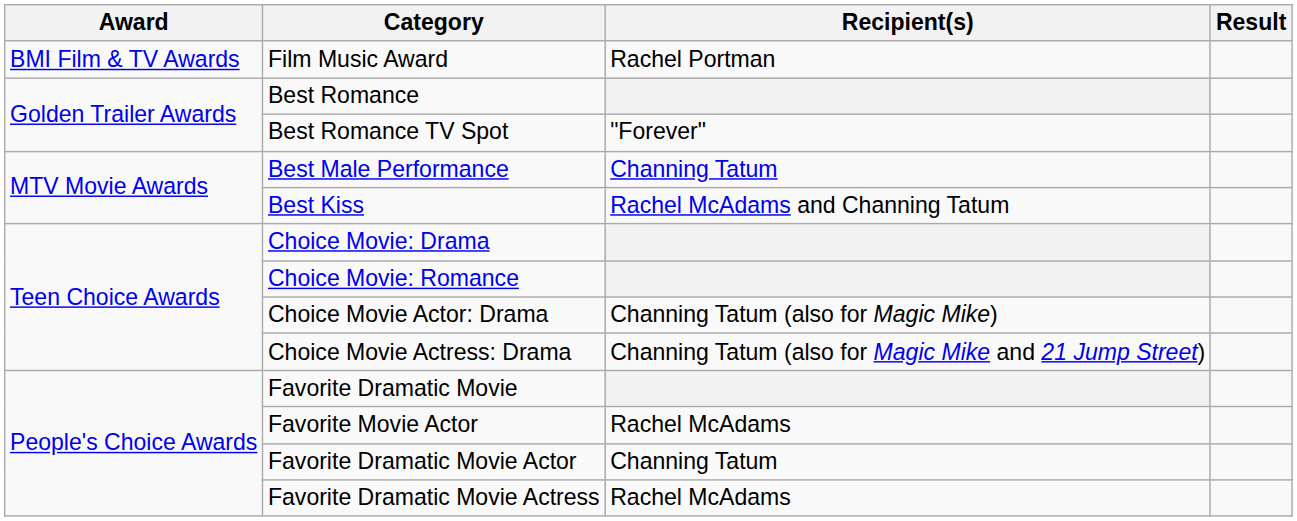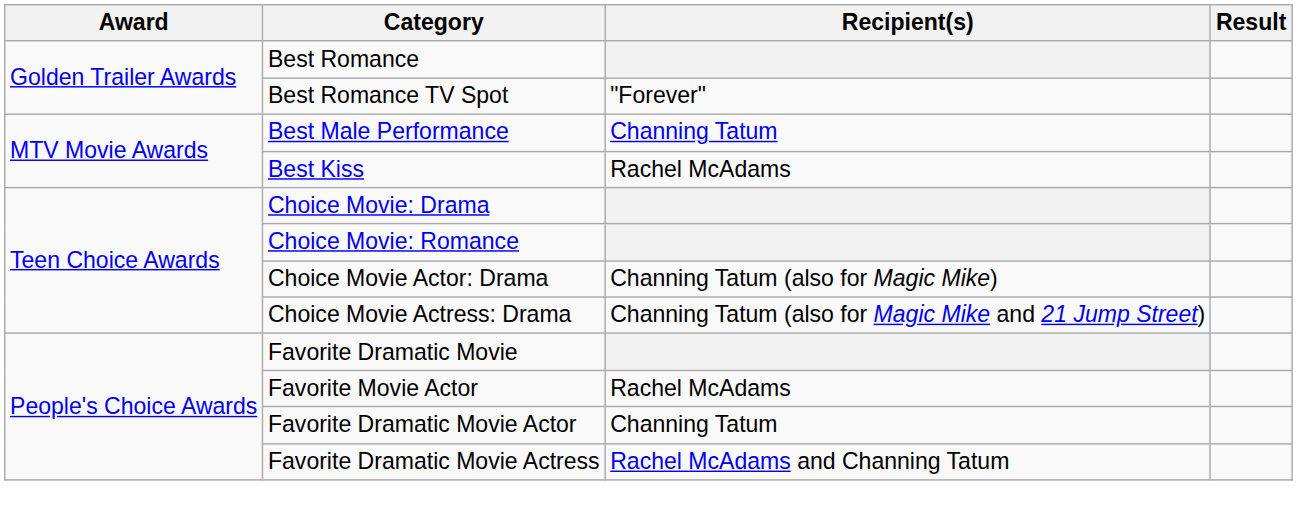- row: (358, 59)
(810, 205) Rachel McAdams and Channing Tatum -> (700, 168) Rachel McAdams
(700, 497) Rachel McAdams -> (810, 461) Rachel McAdams and Channing Tatum
